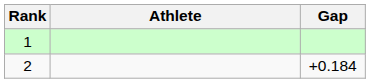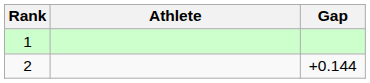(333, 66) +0.184 -> (333, 66) +0.144
